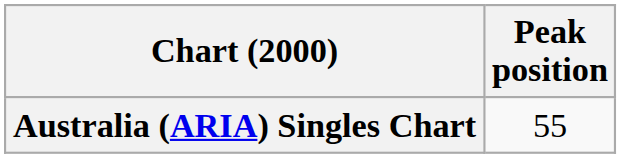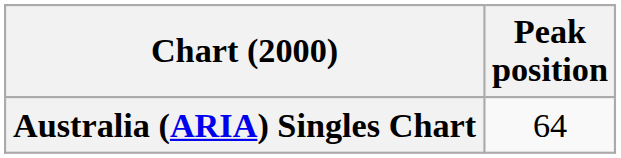(550, 124) 55 -> (550, 124) 64
